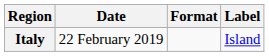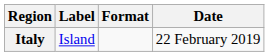columns swapped: (111, 16) <-> (242, 16)
